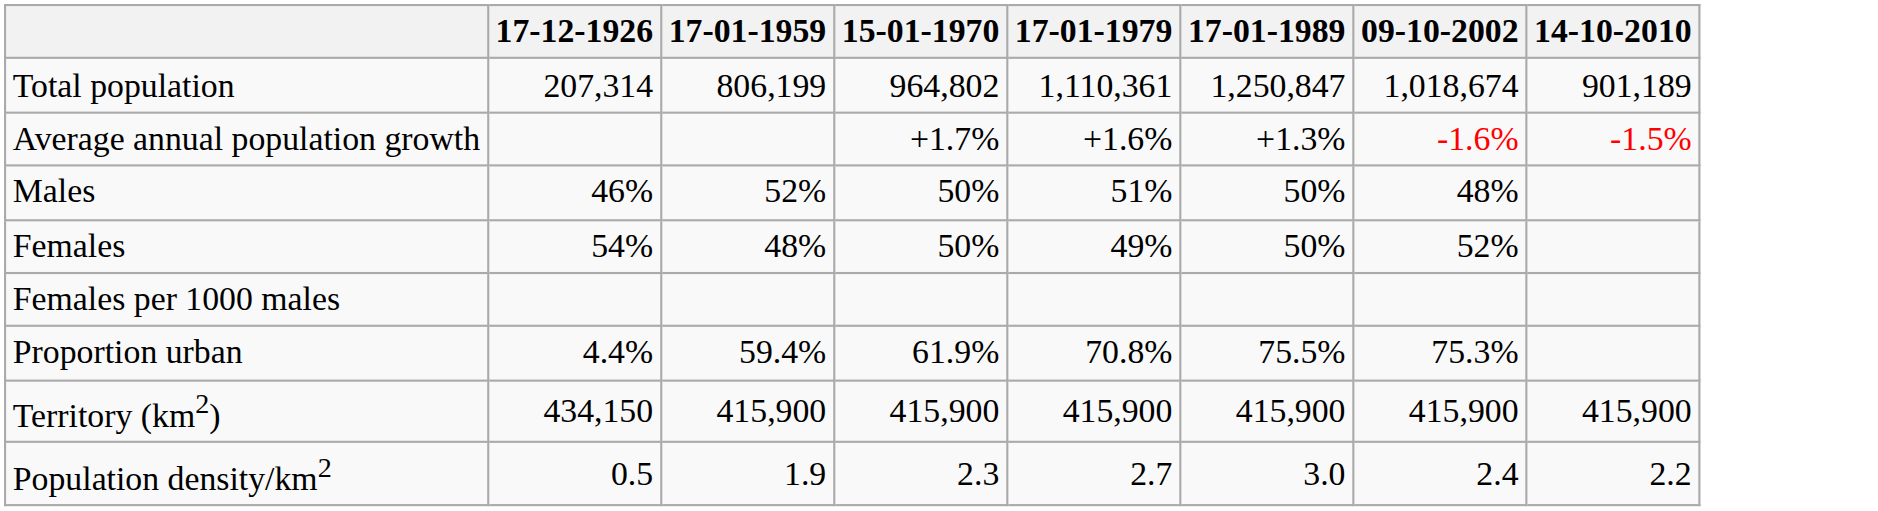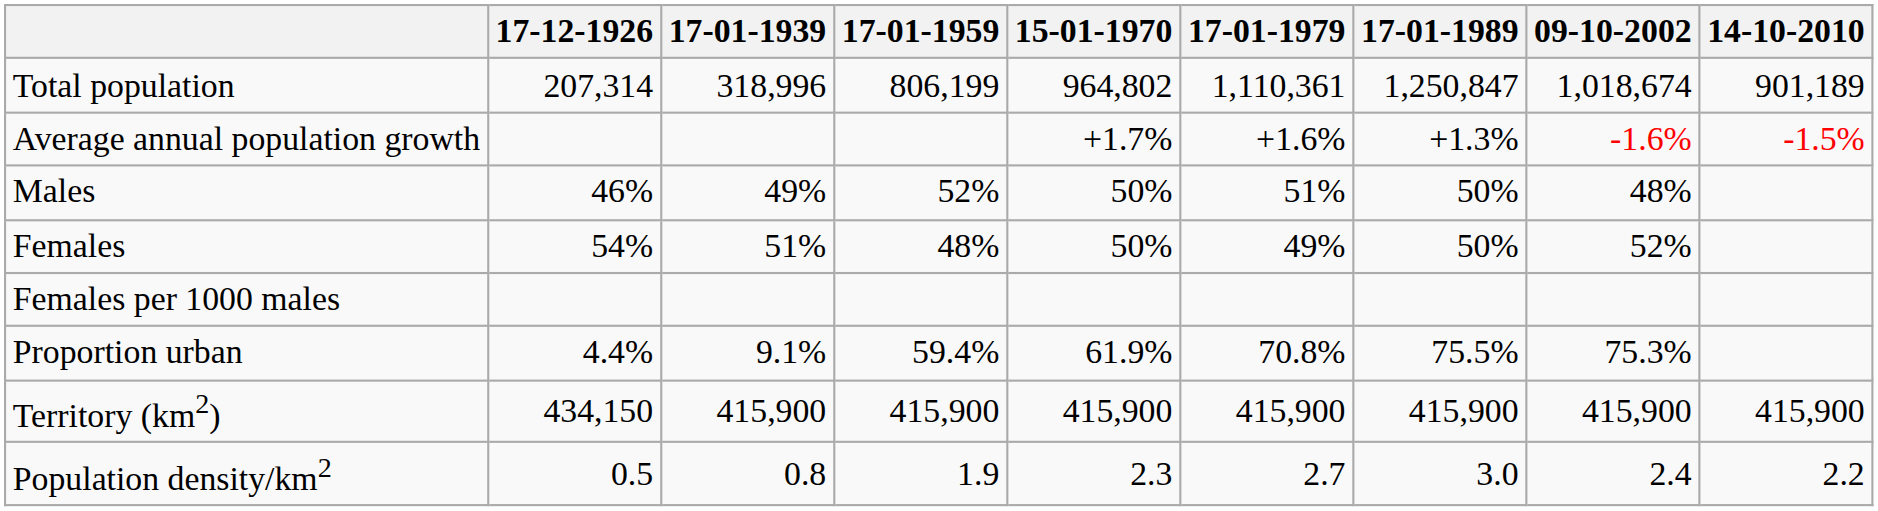+ column: (747, 31)
